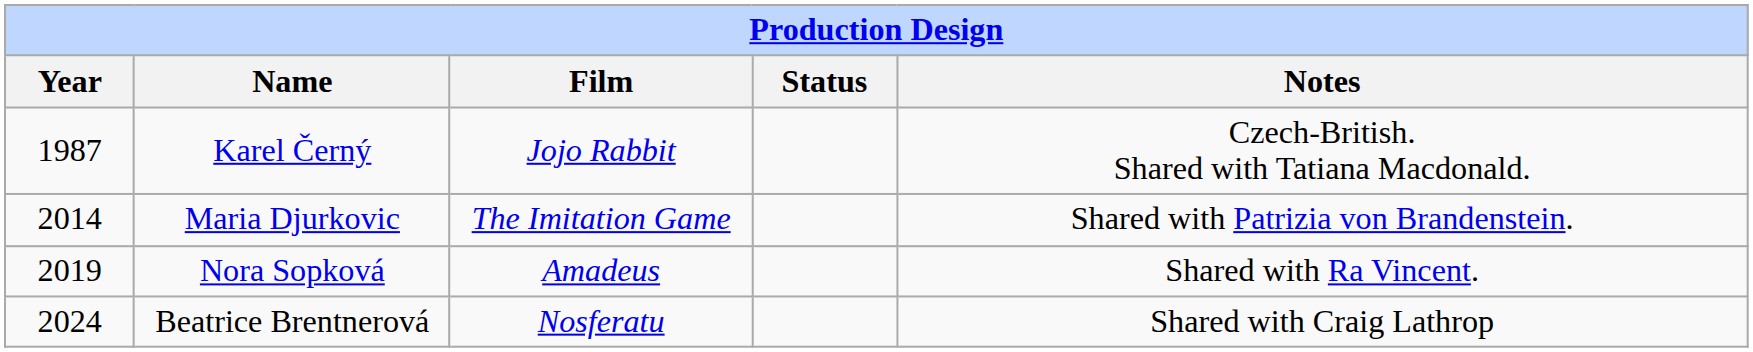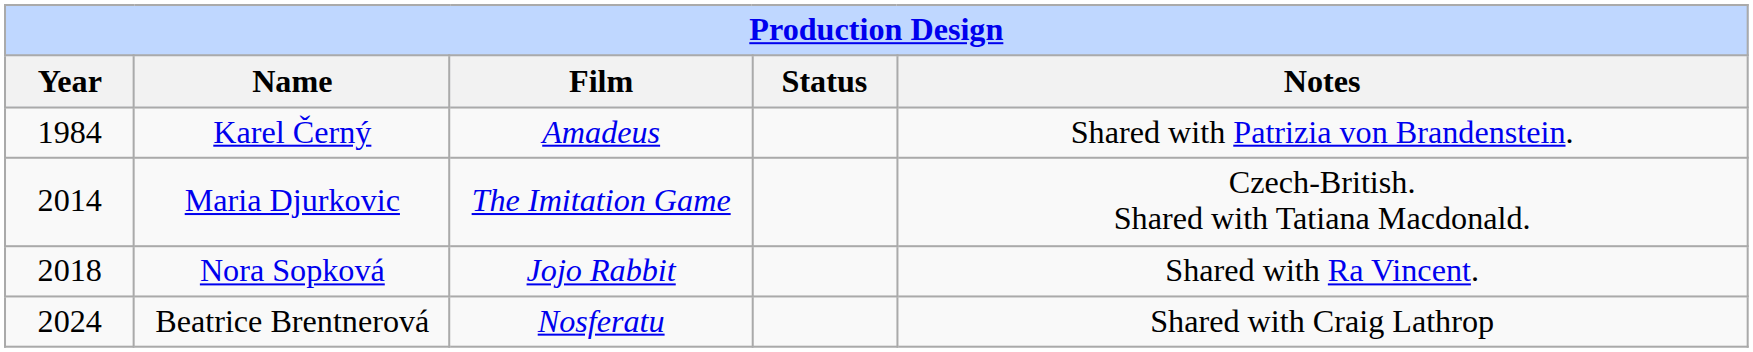(70, 150) 1987 -> (70, 132) 1984
(601, 150) Jojo Rabbit -> (601, 132) Amadeus
(1322, 150) Czech-British. Shared with Tatiana Macdonald. -> (1322, 132) Shared with Patrizia von Brandenstein.
(1322, 219) Shared with Patrizia von Brandenstein. -> (1322, 201) Czech-British. Shared with Tatiana Macdonald.
(70, 270) 2019 -> (70, 270) 2018
(601, 270) Amadeus -> (601, 270) Jojo Rabbit
